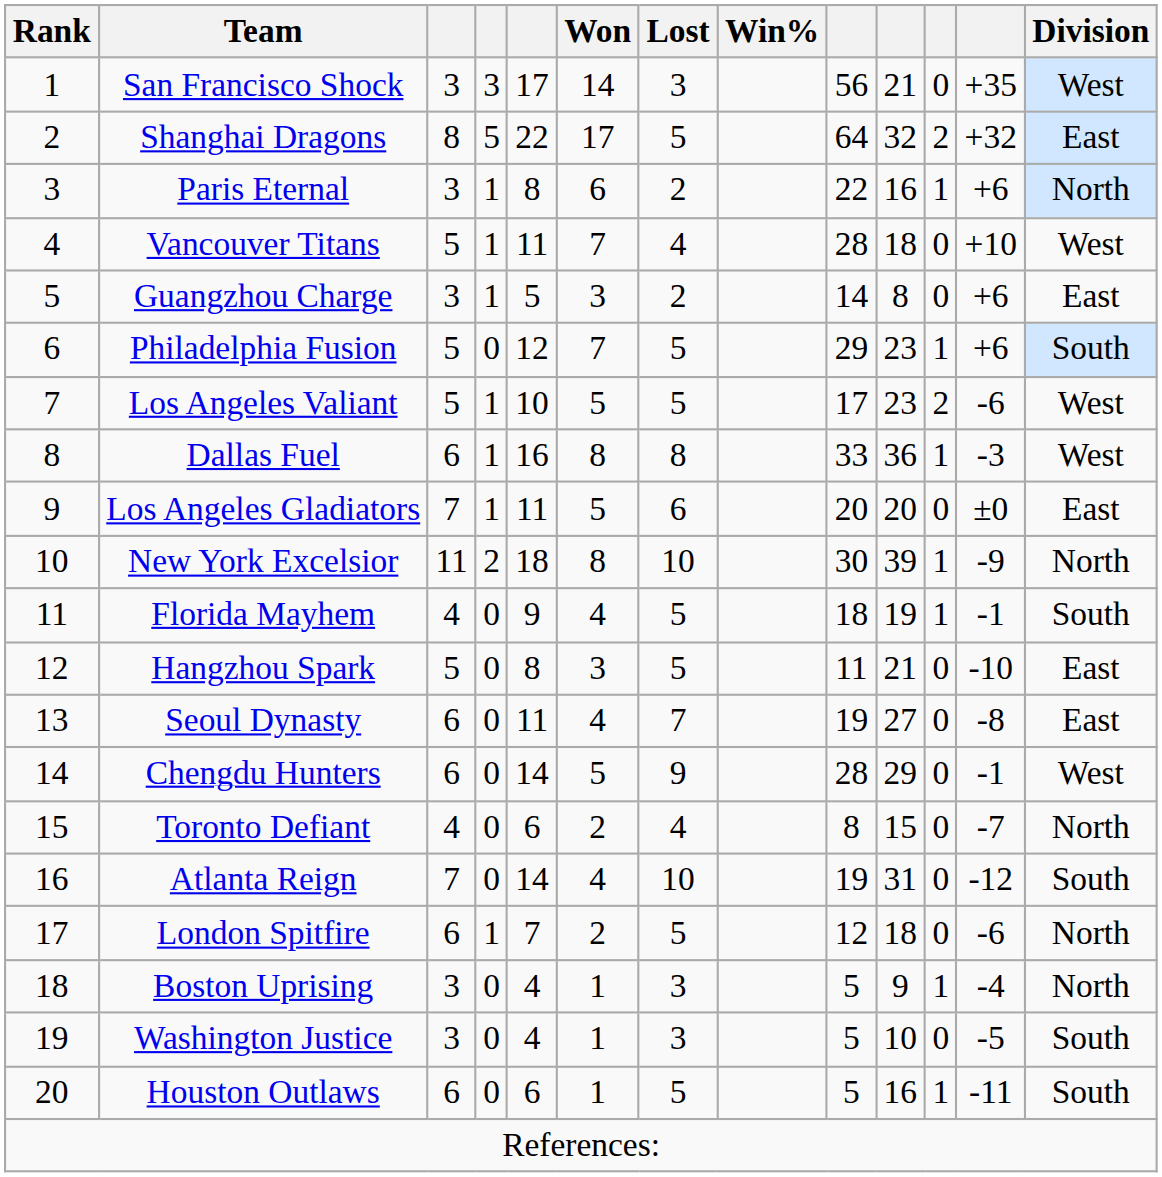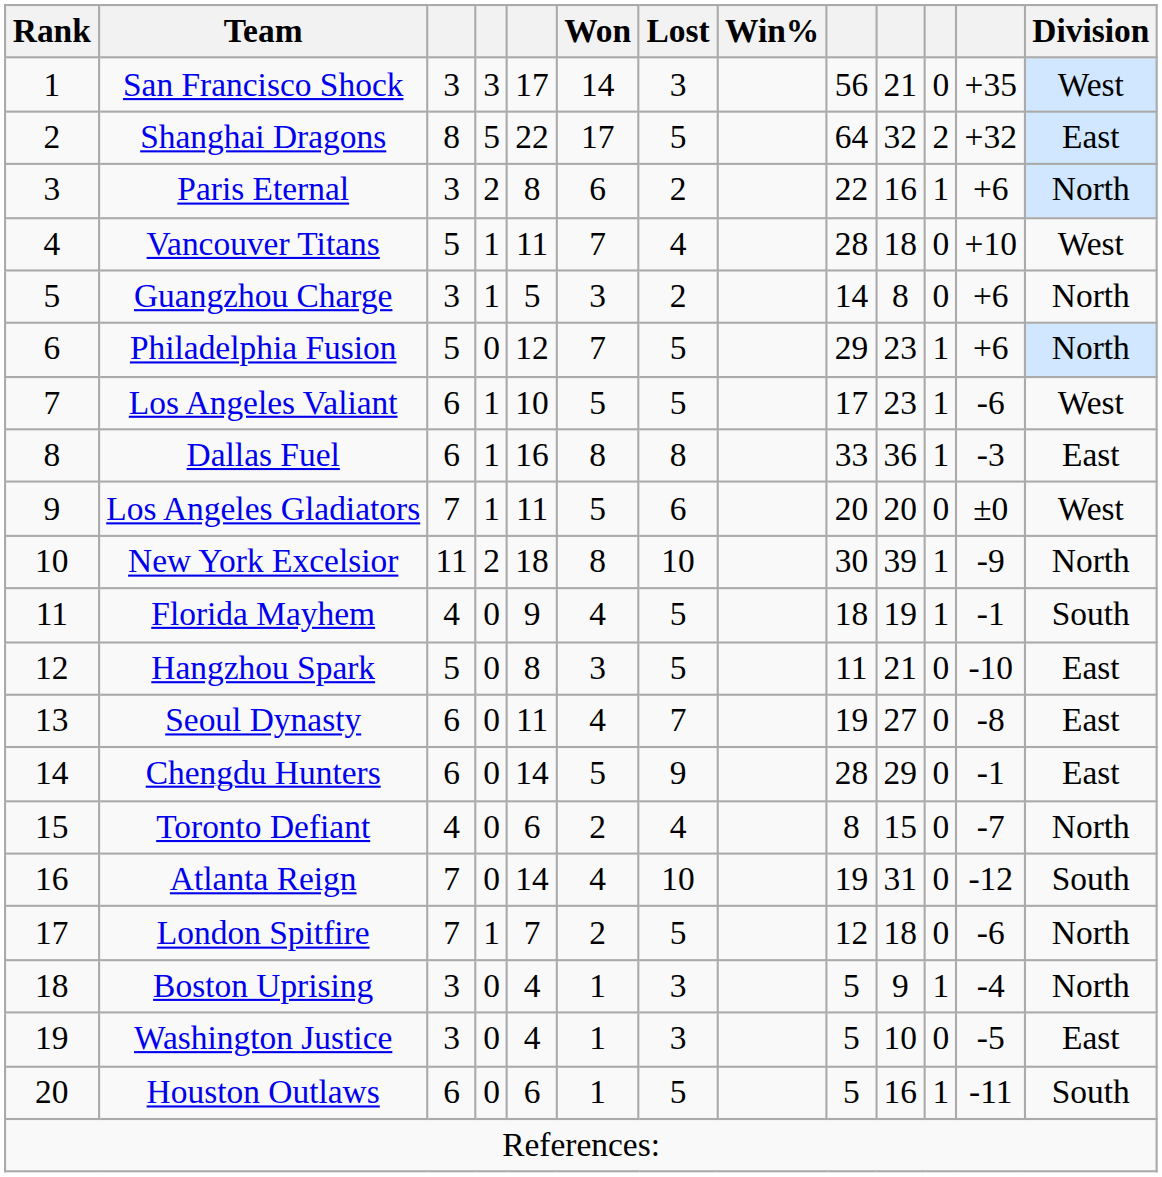(492, 190) 1 -> (492, 190) 2
(1091, 296) East -> (1091, 296) North
(1091, 349) South -> (1091, 349) North
(452, 402) 5 -> (452, 402) 6
(941, 402) 2 -> (941, 402) 1
(1091, 455) West -> (1091, 455) East
(1091, 508) East -> (1091, 508) West
(1091, 773) West -> (1091, 773) East
(452, 932) 6 -> (452, 932) 7
(1091, 1038) South -> (1091, 1038) East
